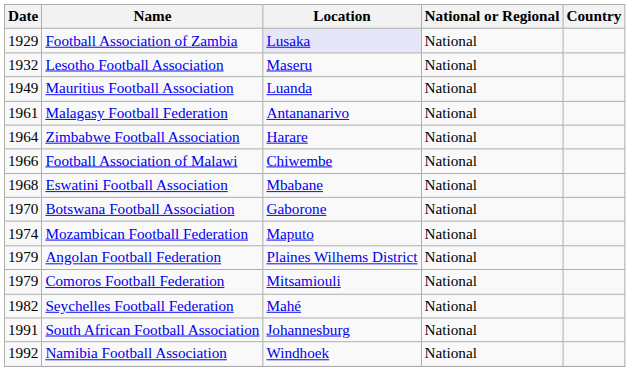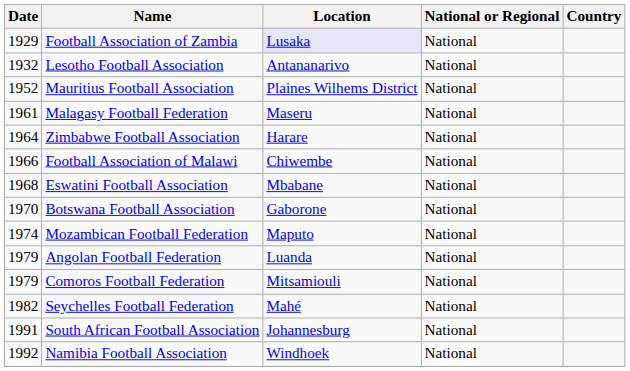(289, 64) Maseru -> (308, 64) Antananarivo
(23, 88) 1949 -> (23, 88) 1952
(289, 88) Luanda -> (342, 88) Plaines Wilhems District
(308, 112) Antananarivo -> (289, 112) Maseru
(342, 257) Plaines Wilhems District -> (289, 257) Luanda
